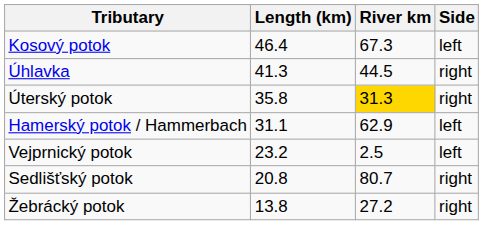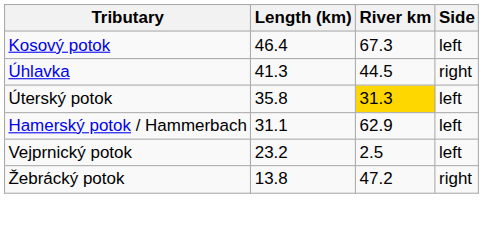(456, 98) right -> (450, 98) left
- row: (71, 179)
(376, 206) 27.2 -> (376, 179) 47.2
